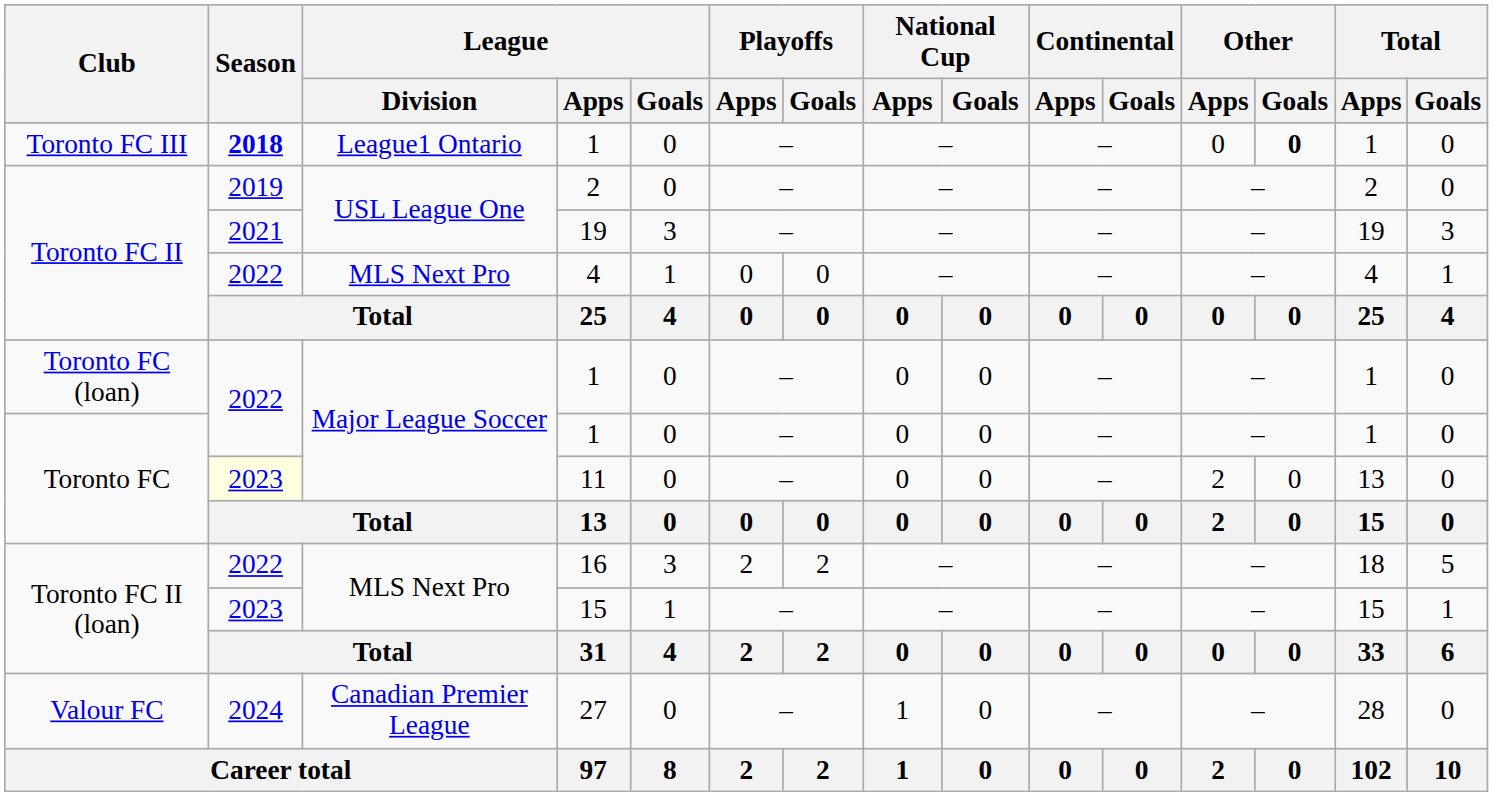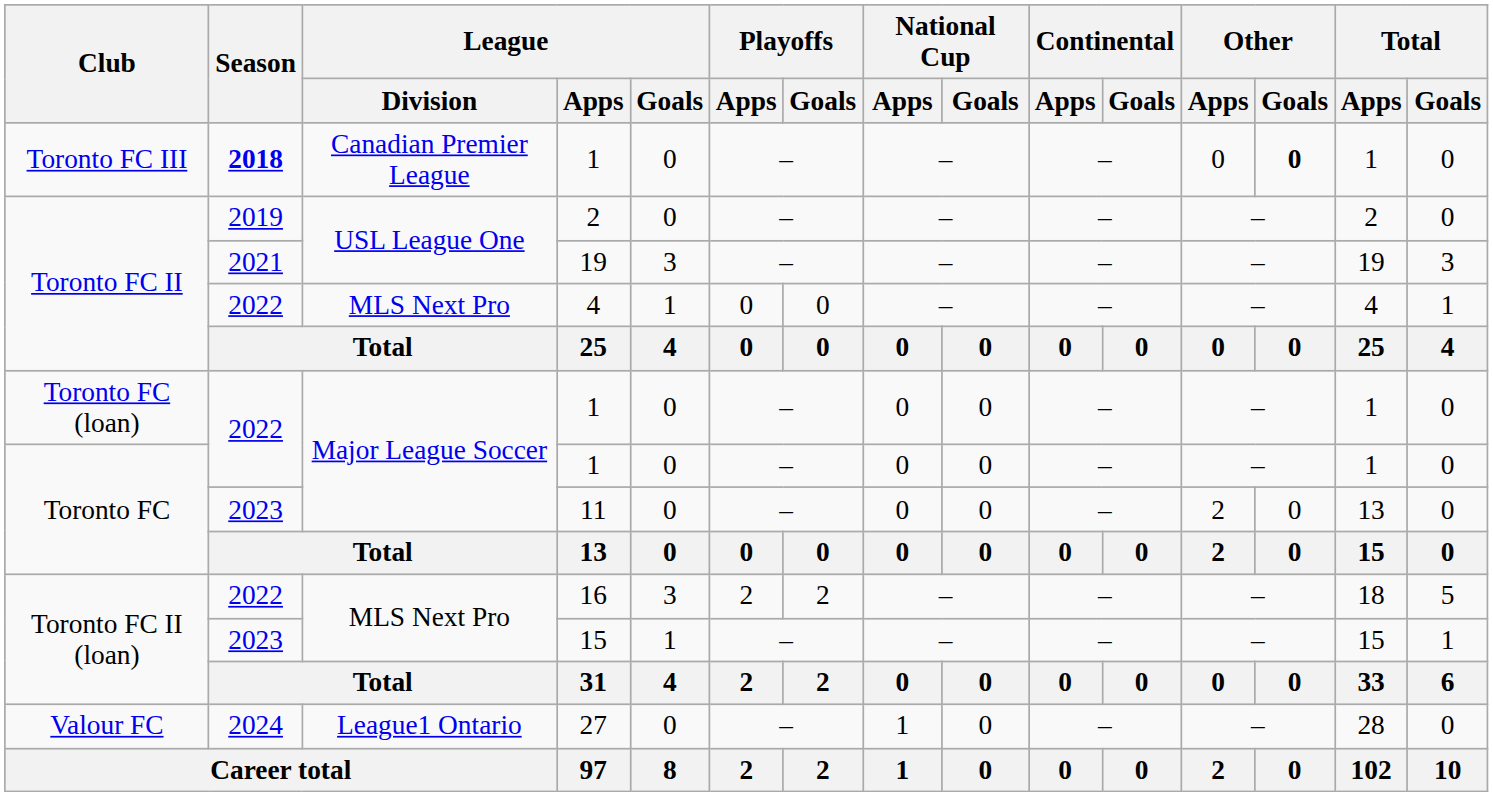(429, 143) League1 Ontario -> (429, 159) Canadian Premier League
(256, 478) lightyellow background -> (256, 509) no background
(429, 710) Canadian Premier League -> (429, 726) League1 Ontario
